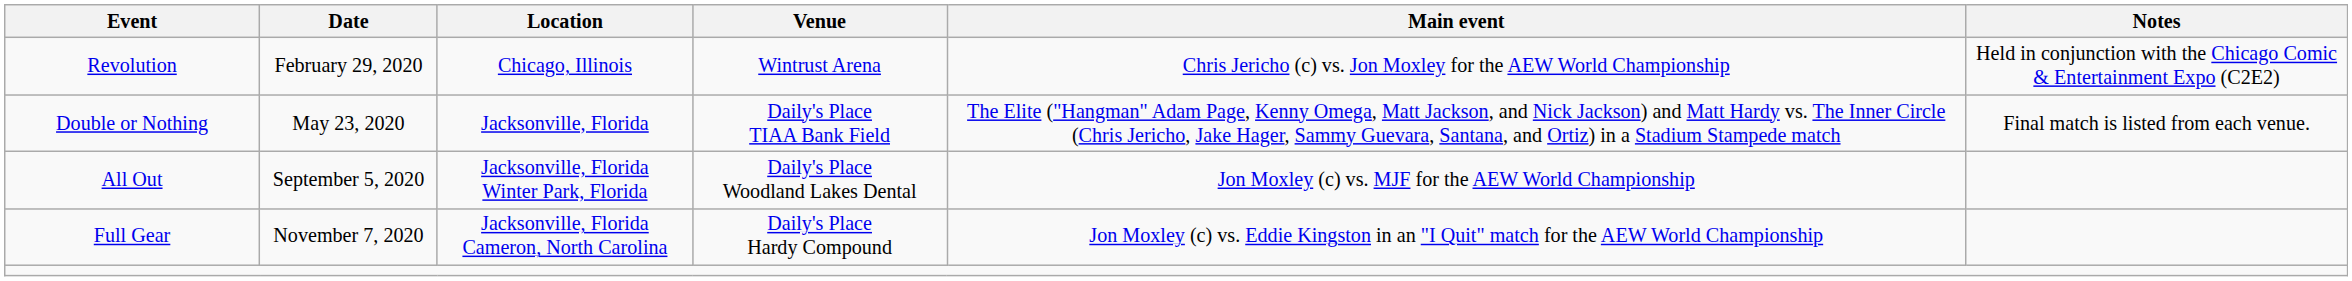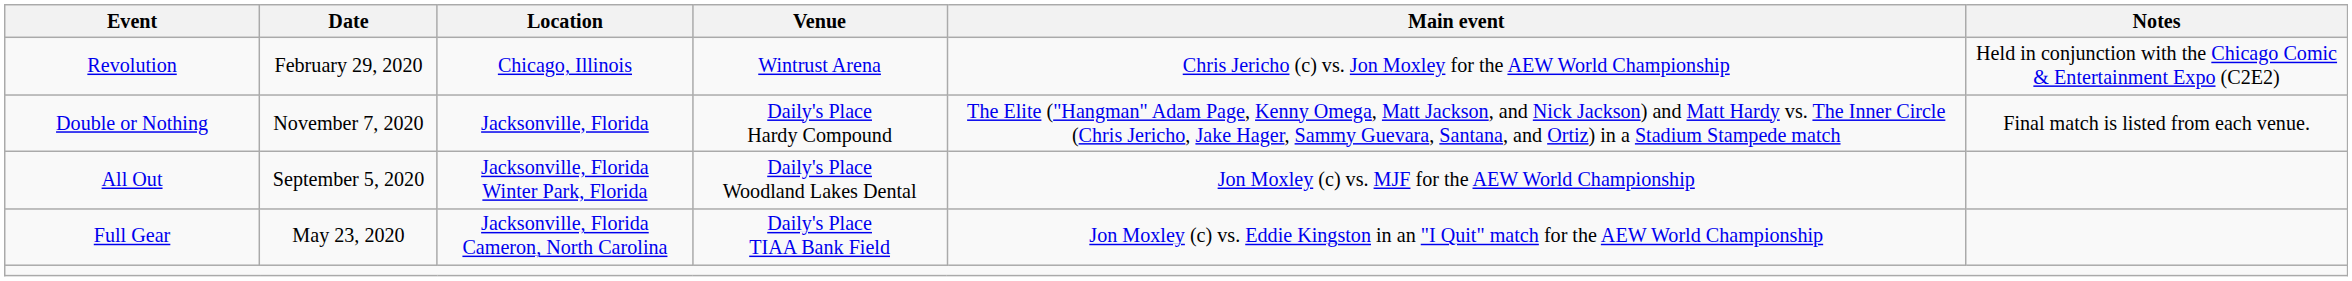(348, 122) May 23, 2020 -> (348, 122) November 7, 2020
(820, 122) Daily's Place TIAA Bank Field -> (820, 122) Daily's Place Hardy Compound
(348, 236) November 7, 2020 -> (348, 236) May 23, 2020
(820, 236) Daily's Place Hardy Compound -> (820, 236) Daily's Place TIAA Bank Field
